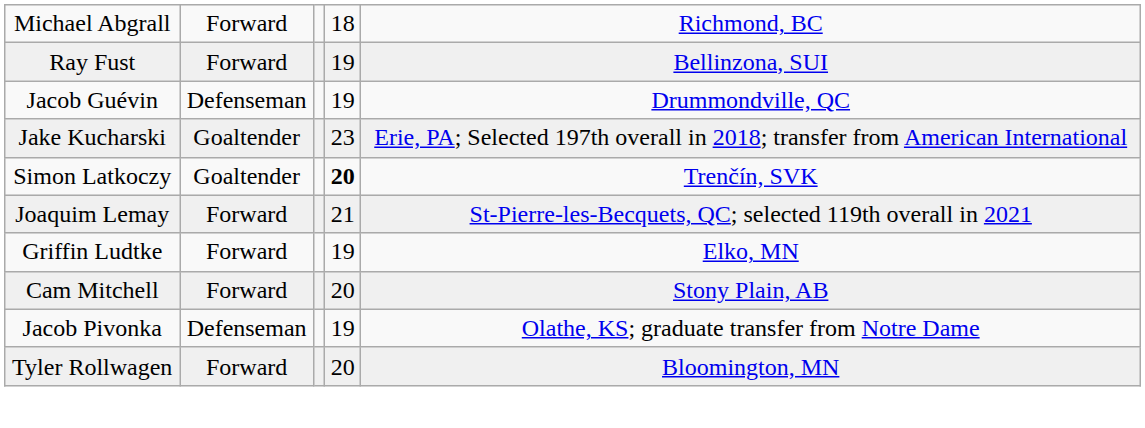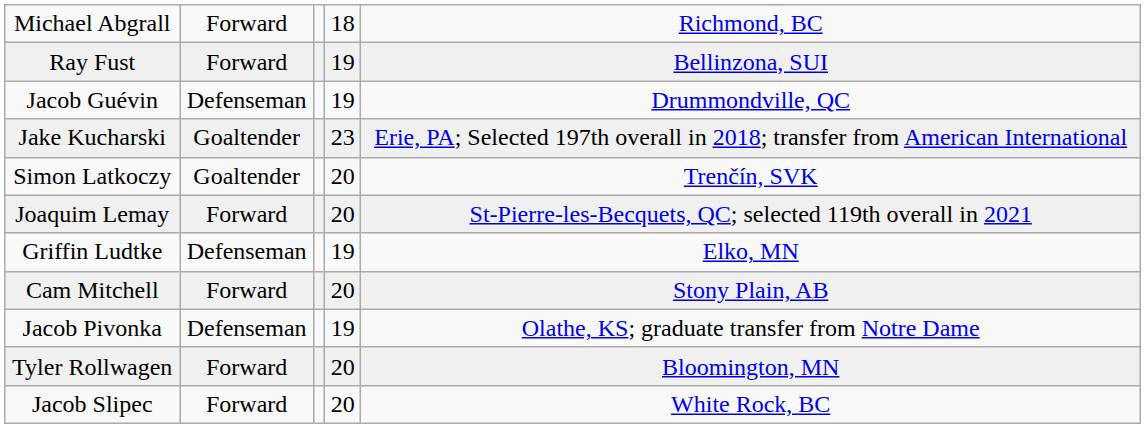(343, 175) bold -> (343, 175) normal
(343, 213) 21 -> (343, 213) 20
(247, 251) Forward -> (247, 251) Defenseman
+ row: (92, 404)
